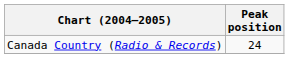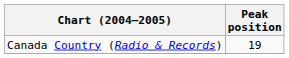(255, 45) 24 -> (255, 45) 19
